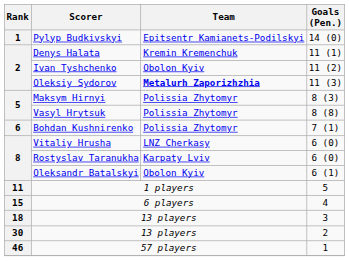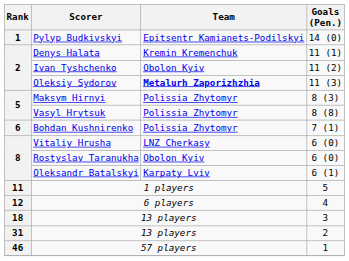(177, 158) Karpaty Lviv -> (174, 158) Obolon Kyiv
(174, 173) Obolon Kyiv -> (177, 173) Karpaty Lviv
(18, 203) 15 -> (18, 203) 12
(18, 233) 30 -> (18, 233) 31
